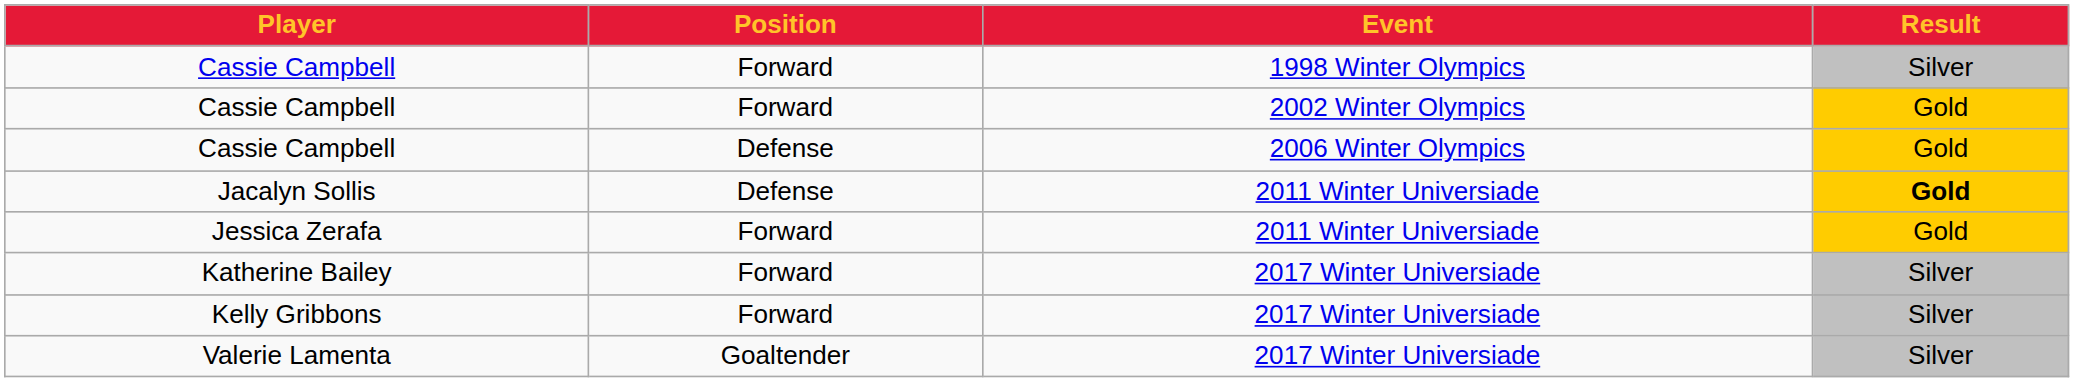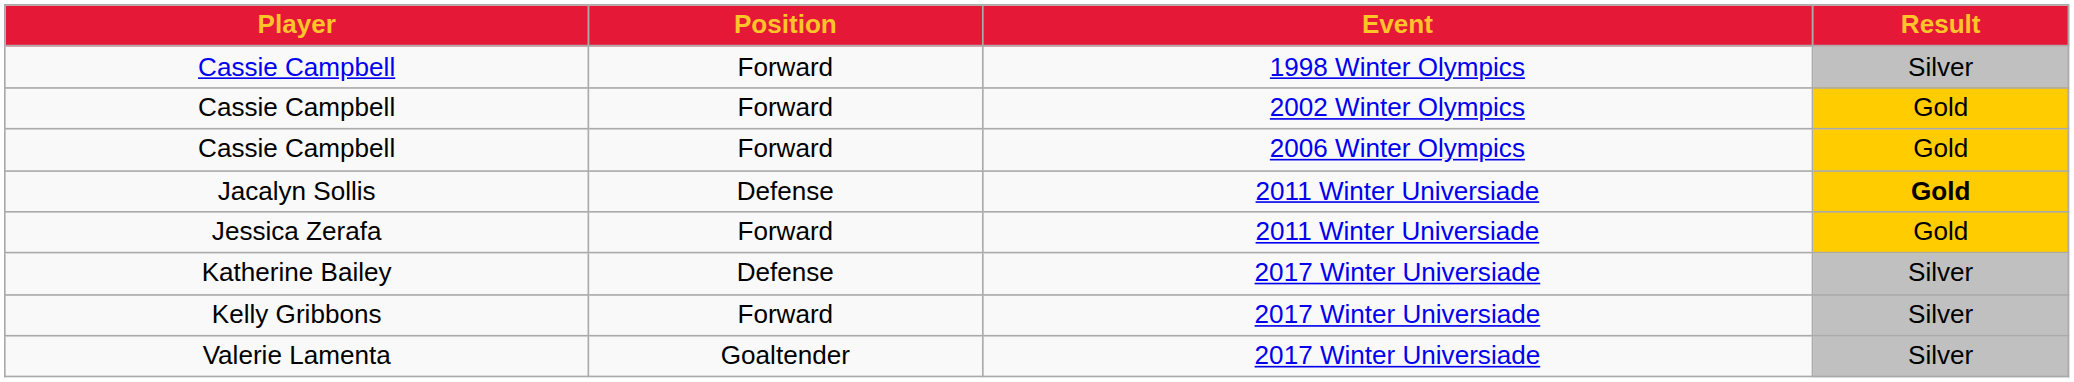(785, 149) Defense -> (785, 149) Forward
(785, 273) Forward -> (785, 273) Defense
